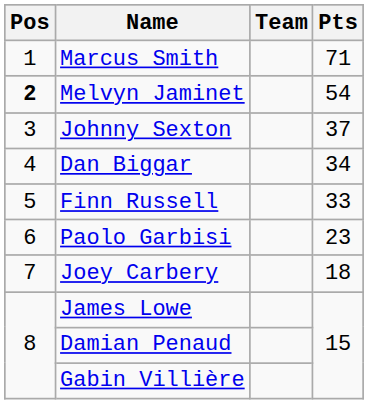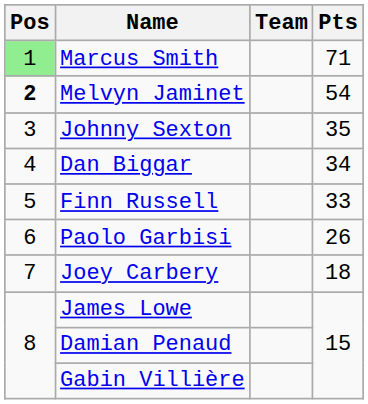(30, 59) no background -> (30, 59) lightgreen background
(338, 130) 37 -> (338, 130) 35
(338, 238) 23 -> (338, 238) 26
